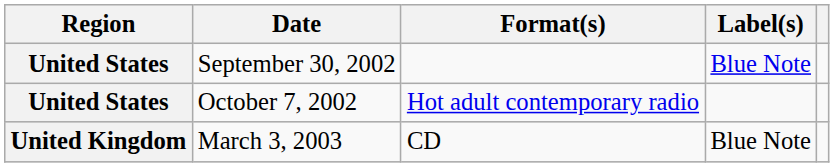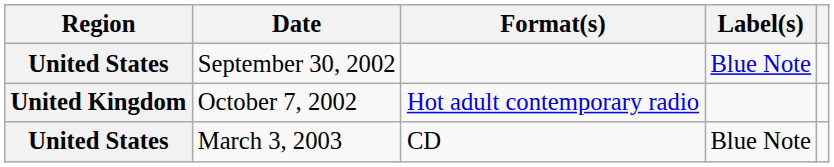(98, 102) United States -> (98, 102) United Kingdom
(98, 141) United Kingdom -> (98, 141) United States
